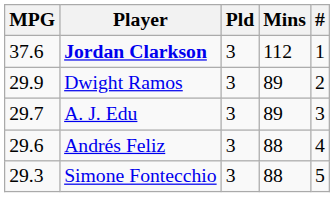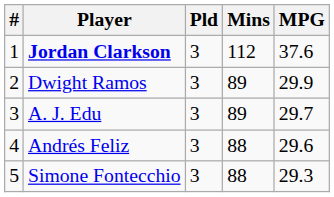columns swapped: (320, 20) <-> (32, 20)
